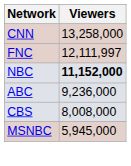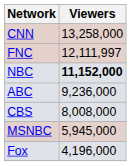+ row: (17, 151)
